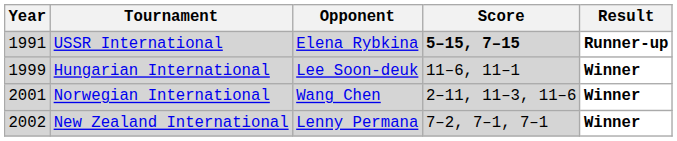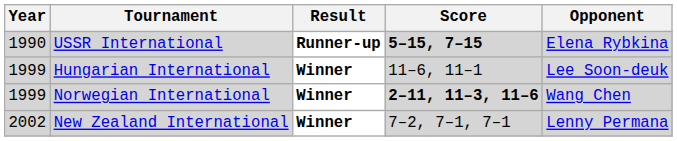columns swapped: (357, 18) <-> (626, 18)
(27, 44) 1991 -> (27, 44) 1990
(27, 97) 2001 -> (27, 97) 1999
(501, 97) normal -> (464, 97) bold
